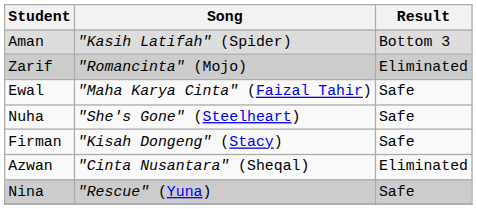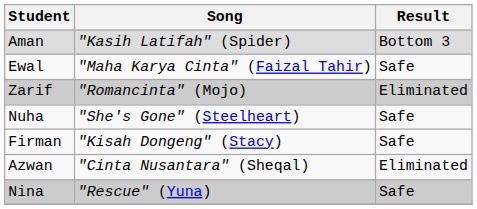rows swapped: (31, 67) <-> (26, 92)
